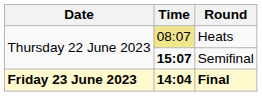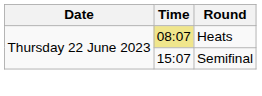(174, 58) bold -> (174, 58) normal
- row: (214, 79)
